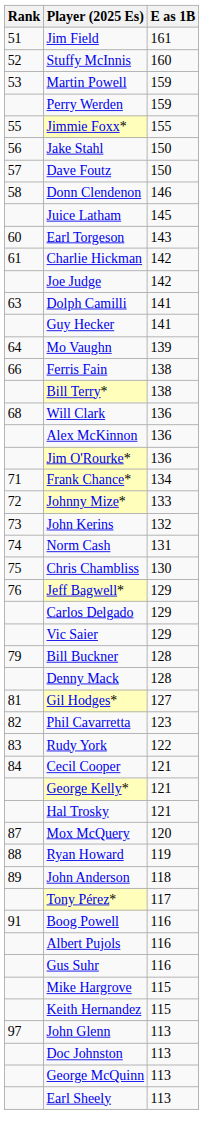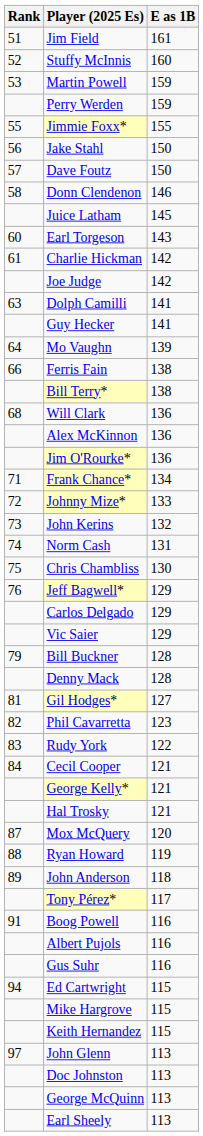+ row: (86, 987)
